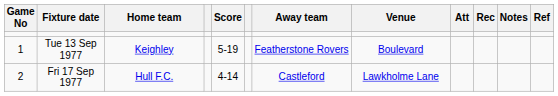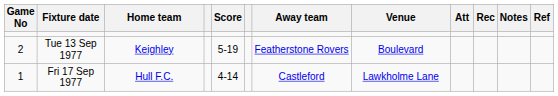(21, 50) 1 -> (21, 50) 2
(21, 77) 2 -> (21, 77) 1
